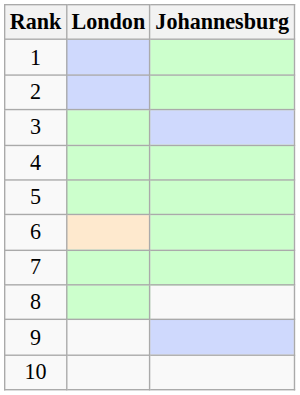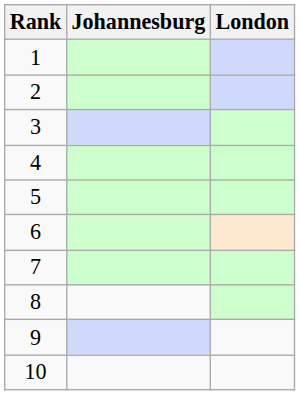columns swapped: (108, 22) <-> (222, 22)
